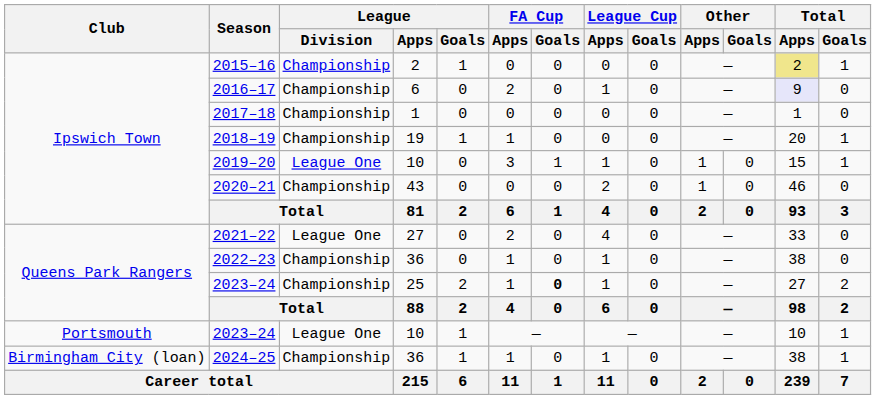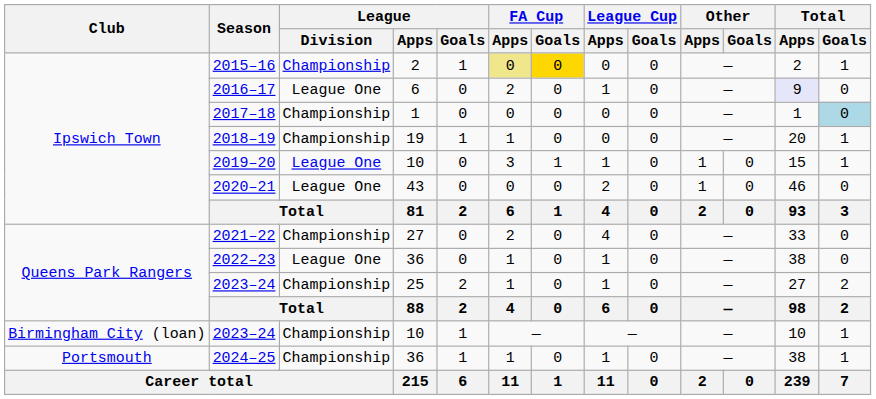(510, 65) no background -> (510, 65) khaki background
(558, 65) no background -> (558, 65) gold background
(797, 65) khaki background -> (797, 65) no background
(336, 90) Championship -> (336, 90) League One
(845, 114) no background -> (845, 114) lightblue background
(336, 187) Championship -> (336, 187) League One
(336, 236) League One -> (336, 236) Championship
(336, 260) Championship -> (336, 260) League One
(558, 285) bold -> (558, 285) normal
(107, 334) Portsmouth -> (107, 334) Birmingham City (loan)
(336, 334) League One -> (336, 334) Championship
(107, 358) Birmingham City (loan) -> (107, 358) Portsmouth
